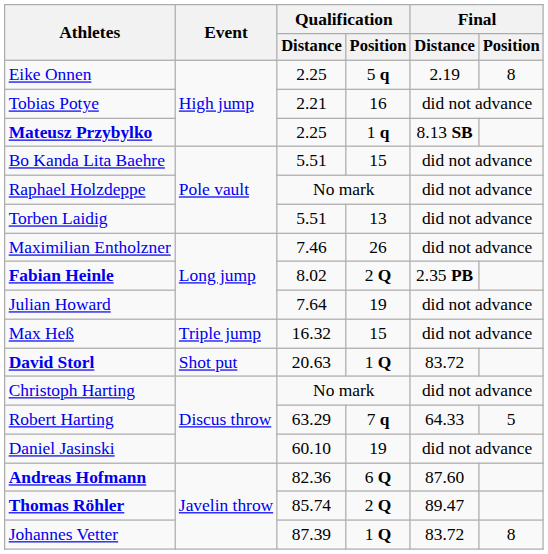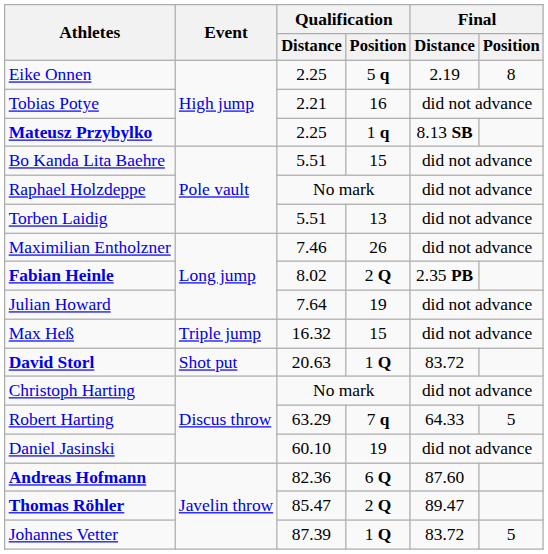(311, 506) 85.74 -> (311, 506) 85.47
(511, 534) 8 -> (511, 534) 5
